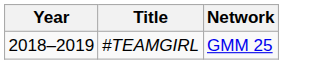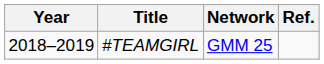+ column: (299, 18)
